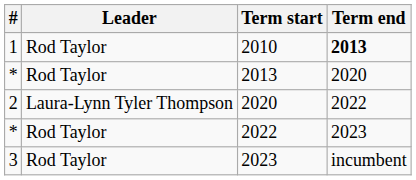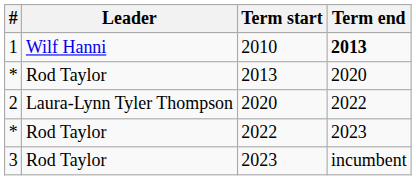(66, 47) Rod Taylor -> (66, 47) Wilf Hanni
